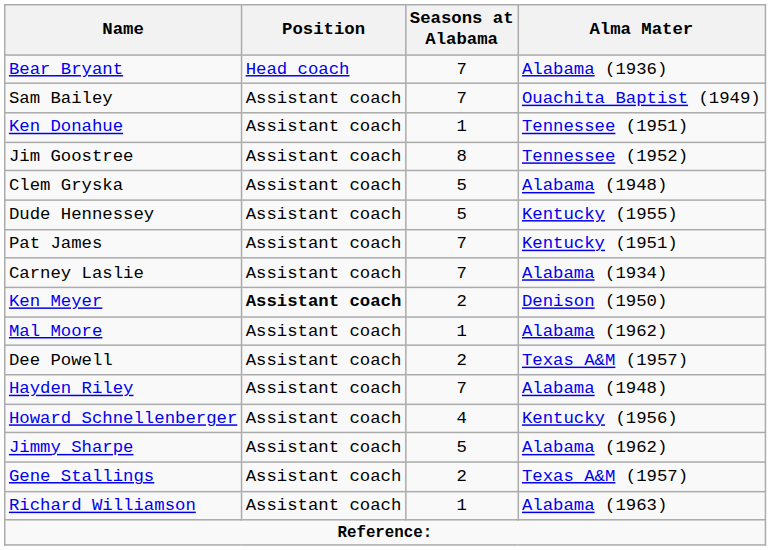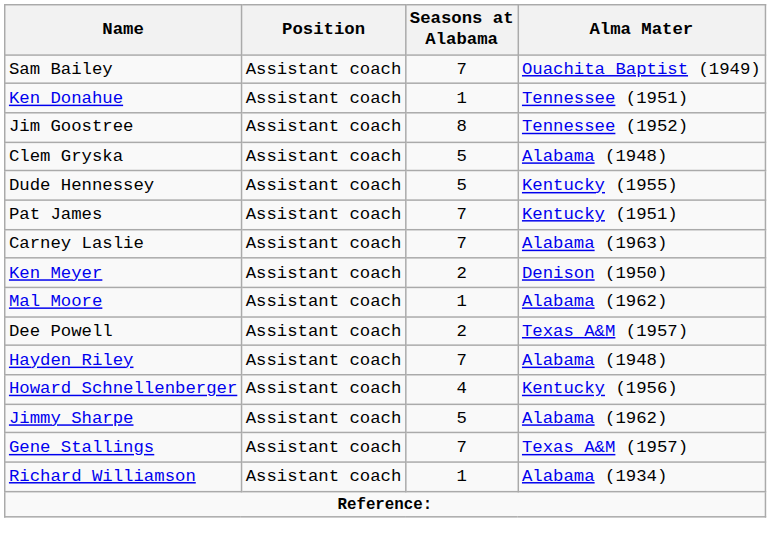- row: (66, 69)
(595, 272) Alabama (1934) -> (595, 243) Alabama (1963)
(324, 302) bold -> (324, 272) normal
(462, 476) 2 -> (462, 447) 7
(595, 505) Alabama (1963) -> (595, 476) Alabama (1934)
